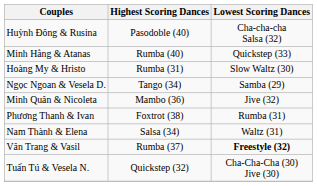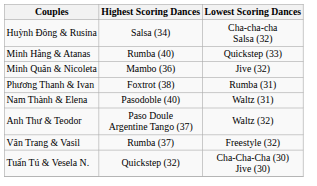(160, 33) Pasodoble (40) -> (151, 33) Salsa (34)
- row: (46, 69)
- row: (56, 85)
(160, 131) Salsa (34) -> (151, 100) Pasodoble (40)
+ row: (44, 121)
(262, 147) bold -> (253, 142) normal
